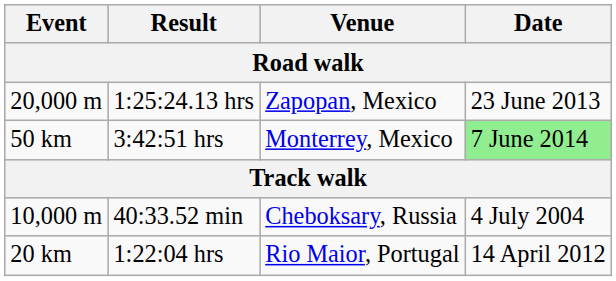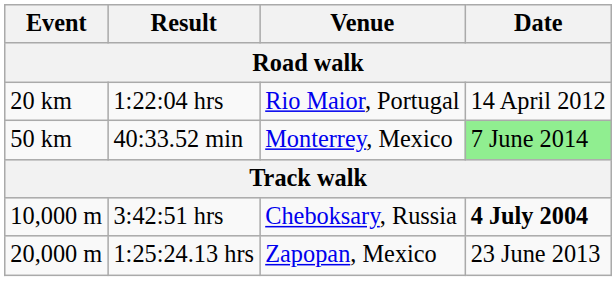rows swapped: (41, 255) <-> (56, 100)
(169, 139) 3:42:51 hrs -> (178, 139) 40:33.52 min
(178, 216) 40:33.52 min -> (169, 216) 3:42:51 hrs
(527, 216) normal -> (529, 216) bold
